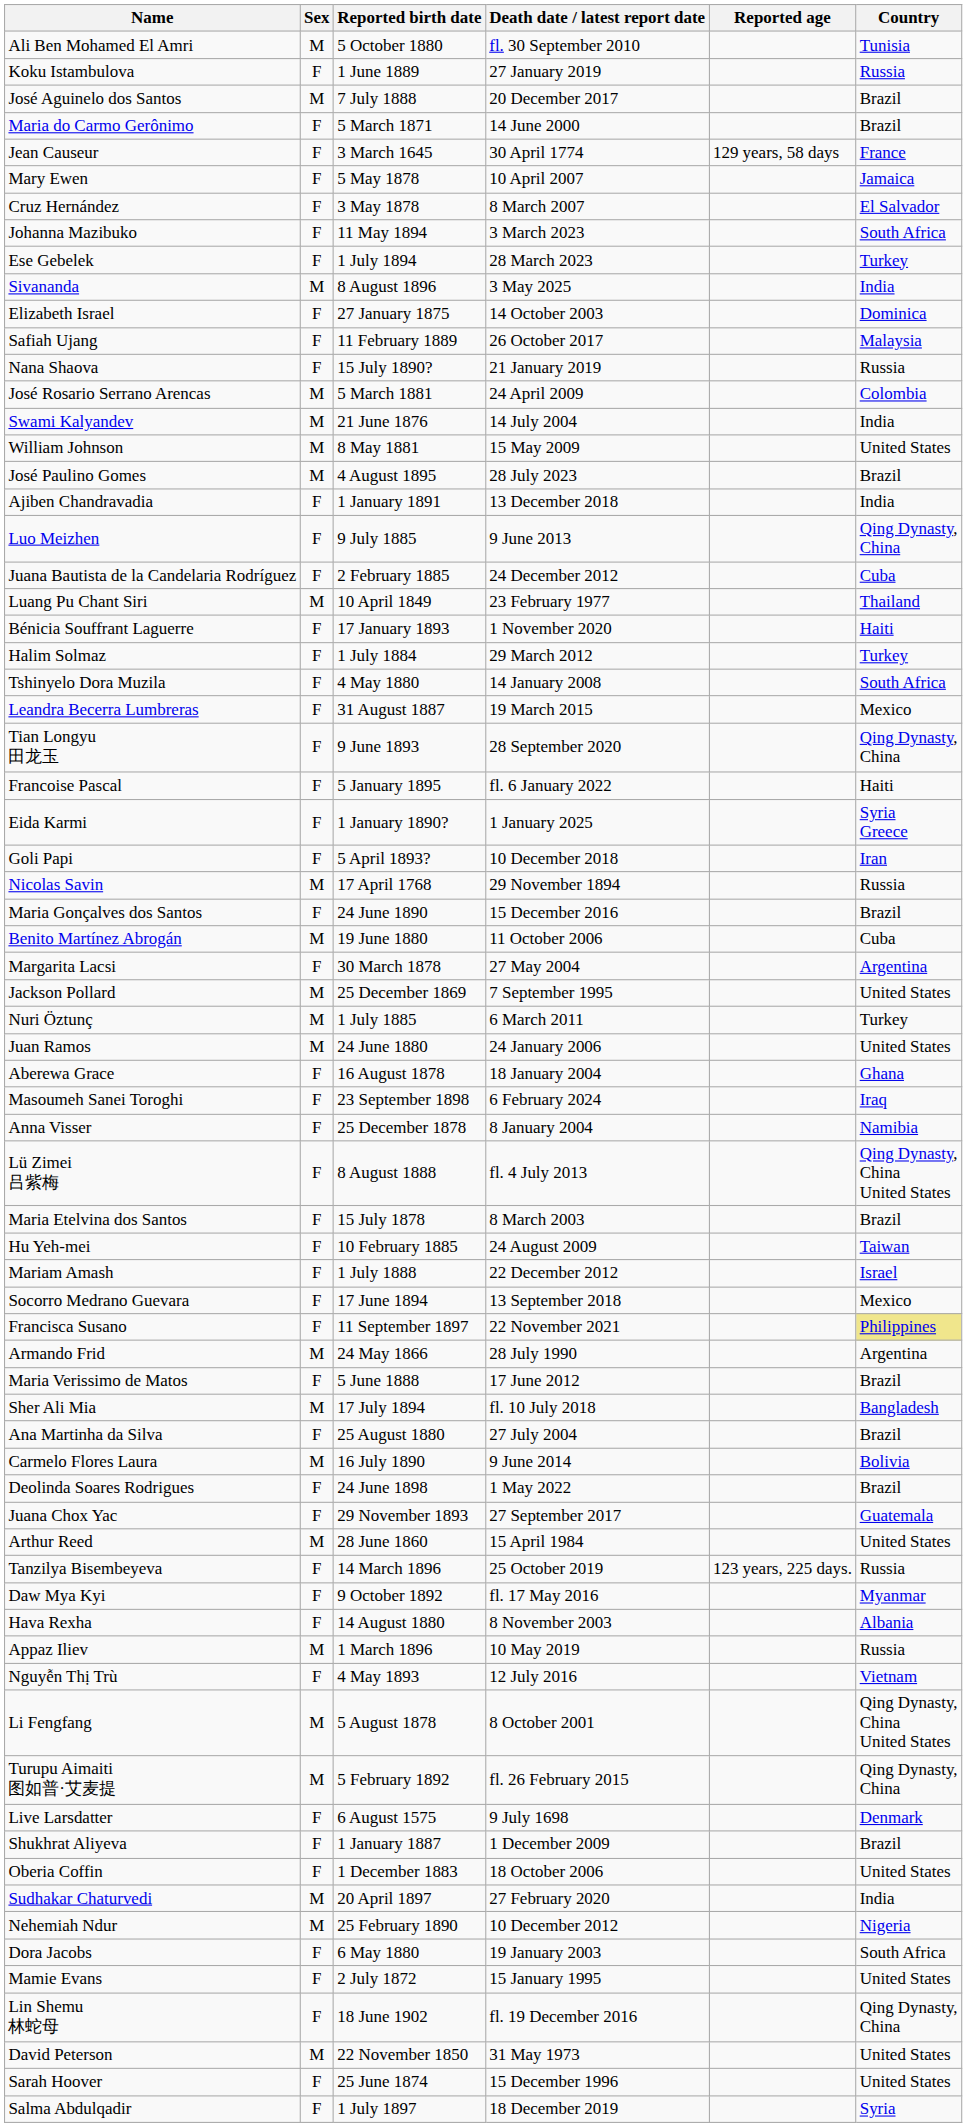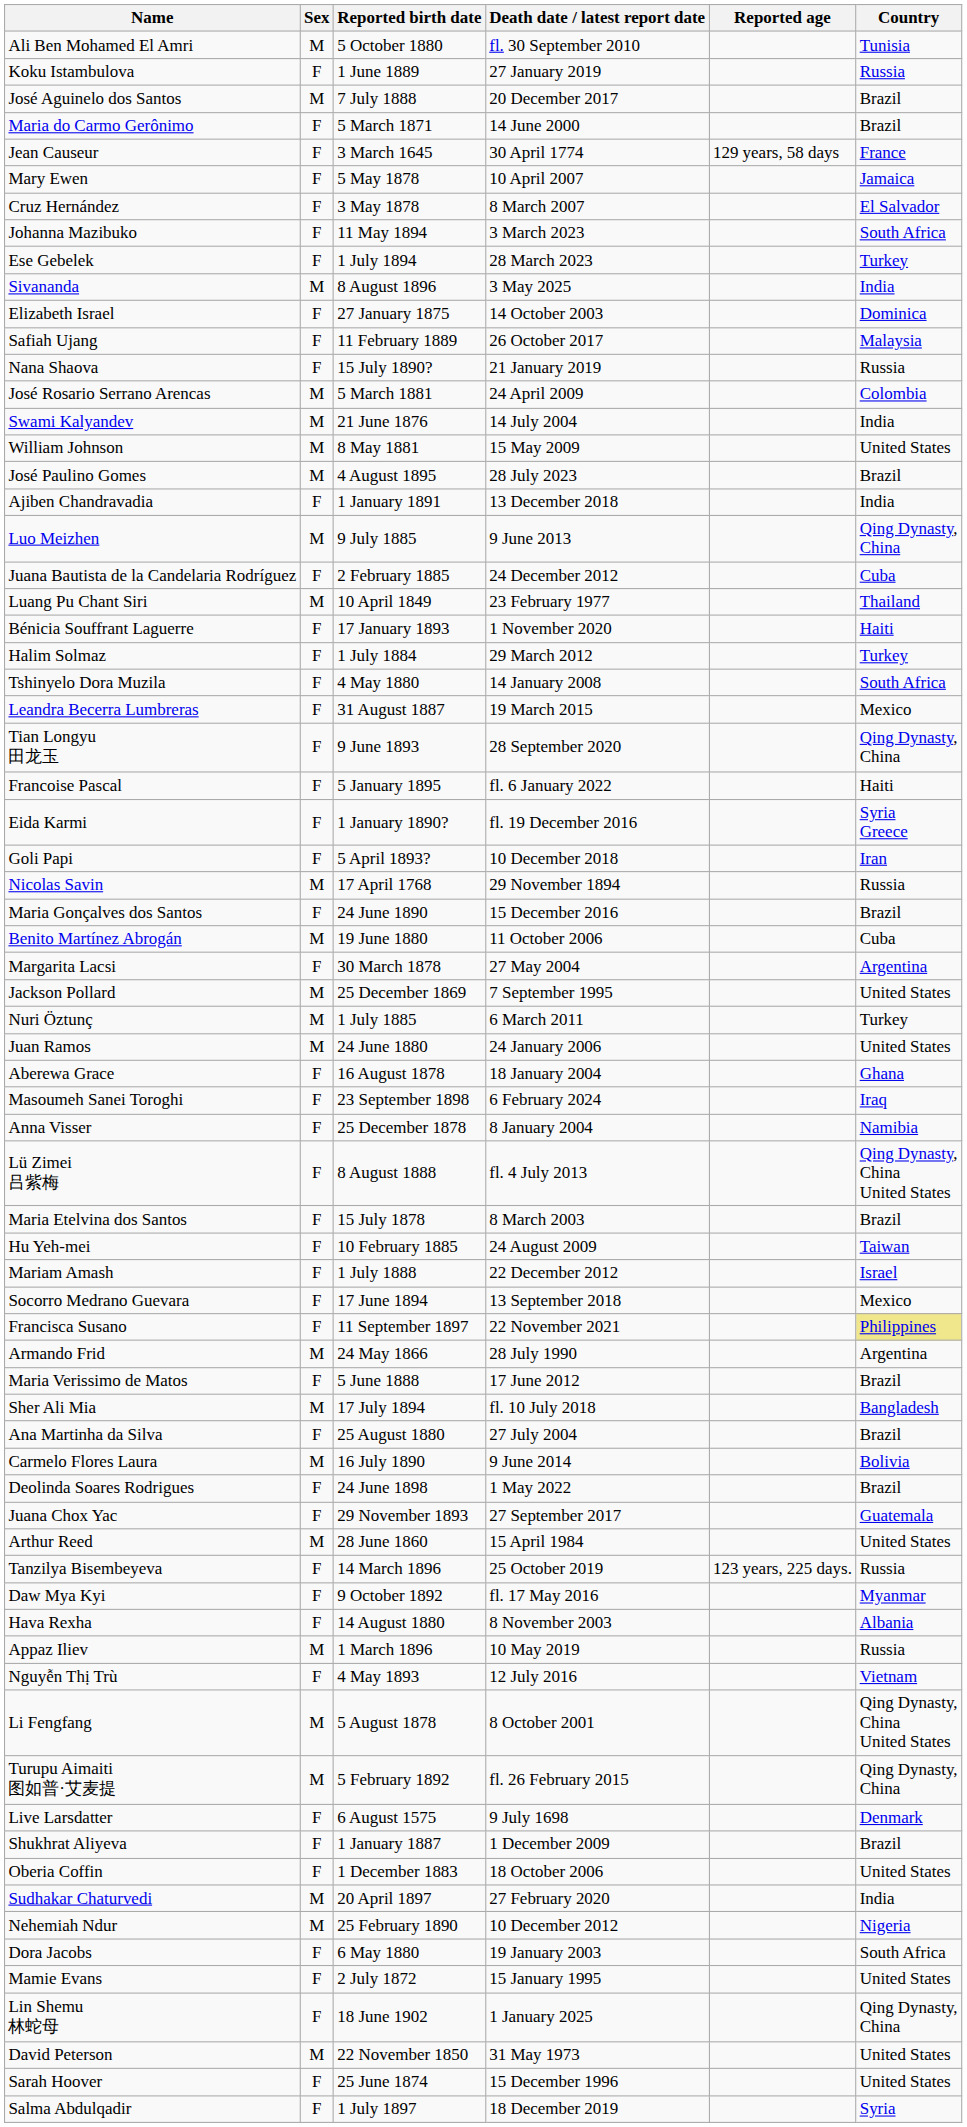(317, 538) F -> (317, 538) M
(541, 821) 1 January 2025 -> (563, 821) fl. 19 December 2016
(563, 2017) fl. 19 December 2016 -> (541, 2017) 1 January 2025
